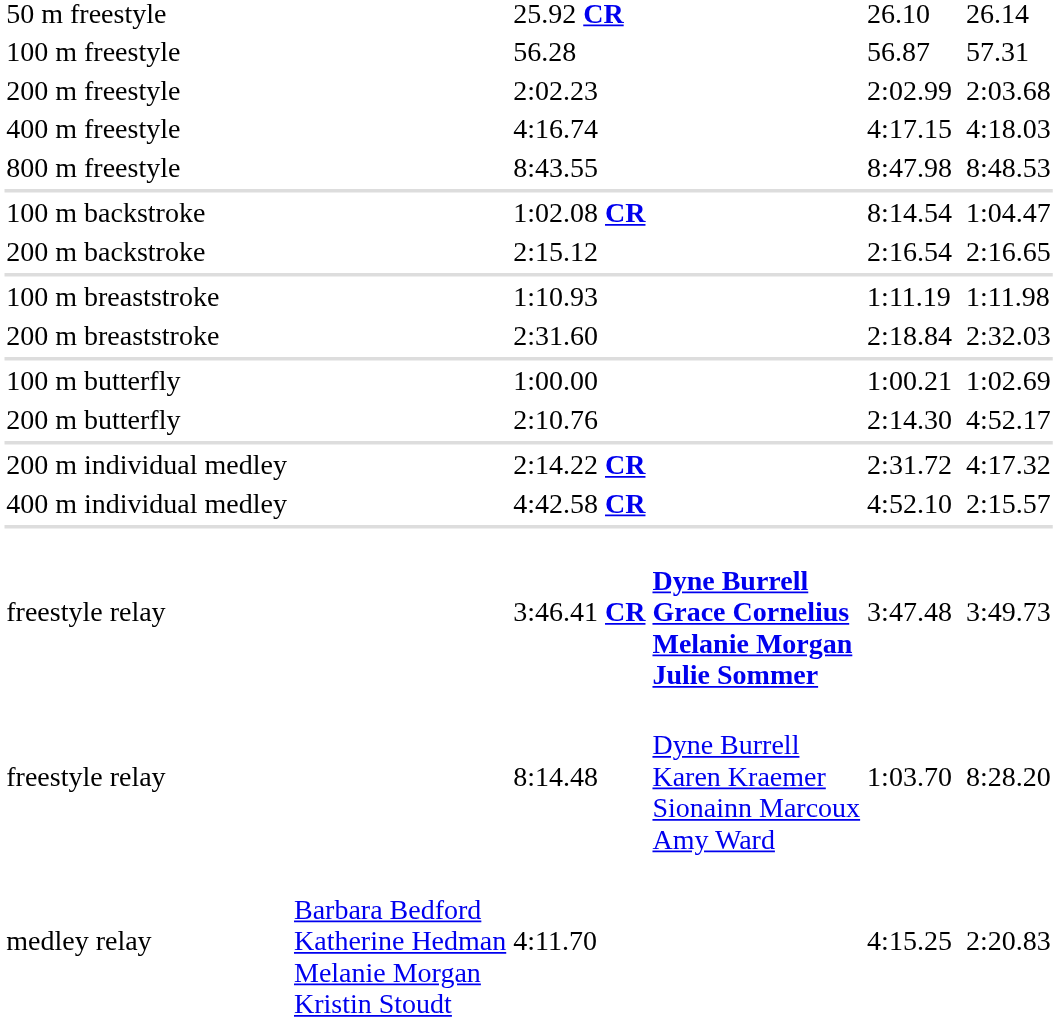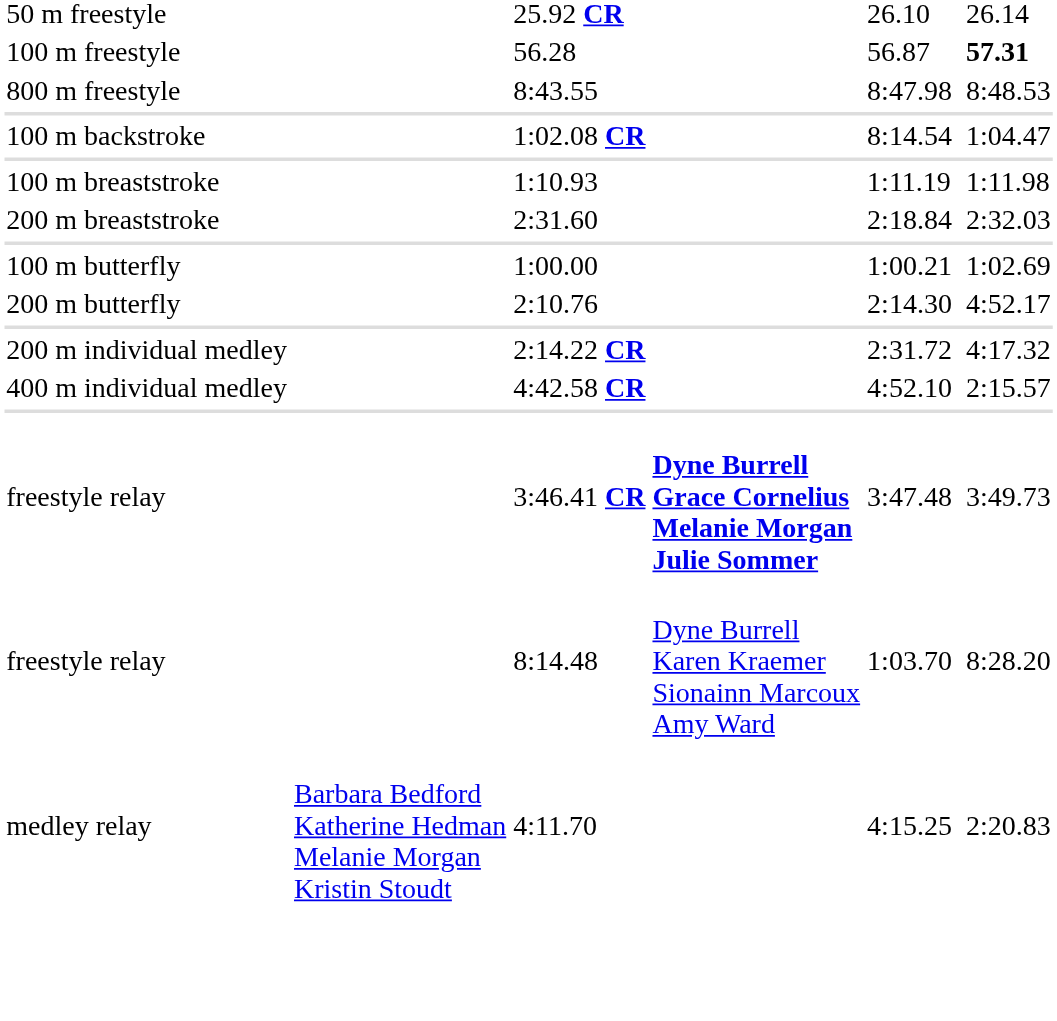(997, 52) normal -> (997, 52) bold
- row: (93, 90)
- row: (93, 129)
- row: (106, 251)
